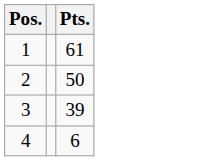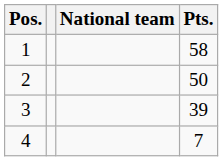+ column: (117, 19)
(75, 49) 61 -> (198, 49) 58
(75, 140) 6 -> (198, 140) 7
